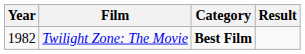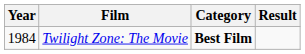(22, 37) 1982 -> (22, 37) 1984
